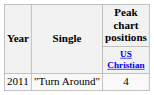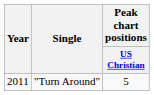(126, 82) 4 -> (126, 82) 5
